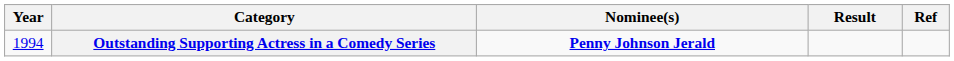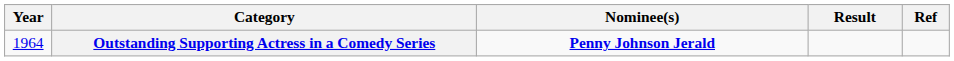(28, 43) 1994 -> (28, 43) 1964
